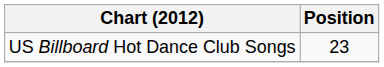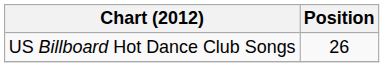(339, 47) 23 -> (339, 47) 26
